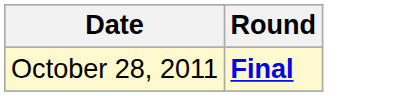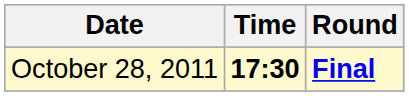+ column: (265, 25)
